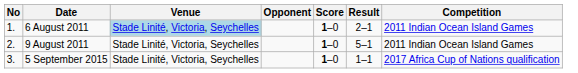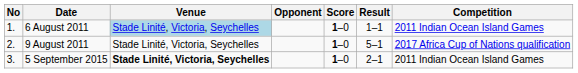(364, 28) 2–1 -> (375, 28) 1–1
(459, 44) 2011 Indian Ocean Island Games -> (482, 44) 2017 Africa Cup of Nations qualification
(186, 59) normal -> (191, 59) bold
(364, 59) 1–1 -> (375, 59) 2–1
(472, 59) 2017 Africa Cup of Nations qualification -> (469, 59) 2011 Indian Ocean Island Games
